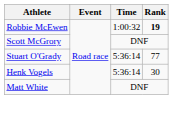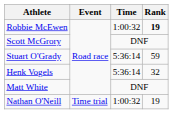(155, 57) 77 -> (155, 57) 59
(155, 72) 30 -> (155, 72) 32
+ row: (34, 102)
